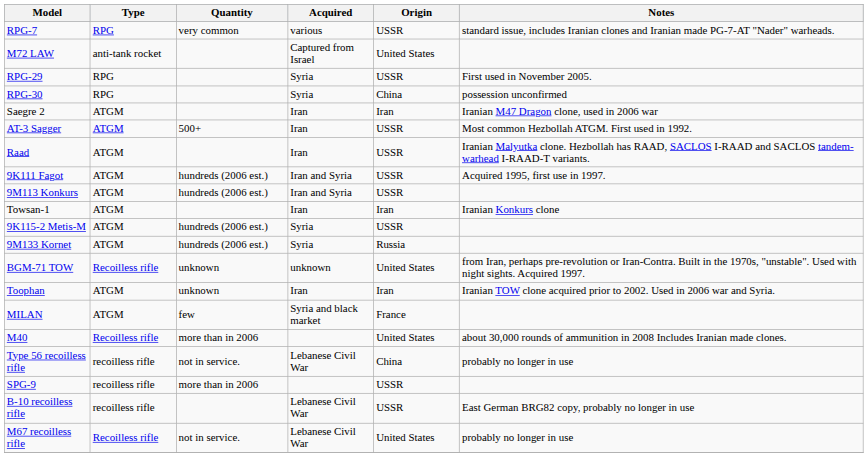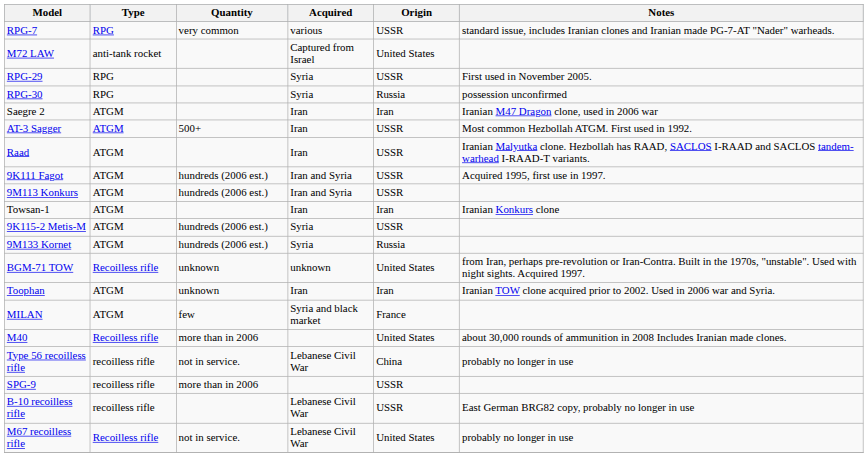(389, 94) China -> (391, 94) Russia
